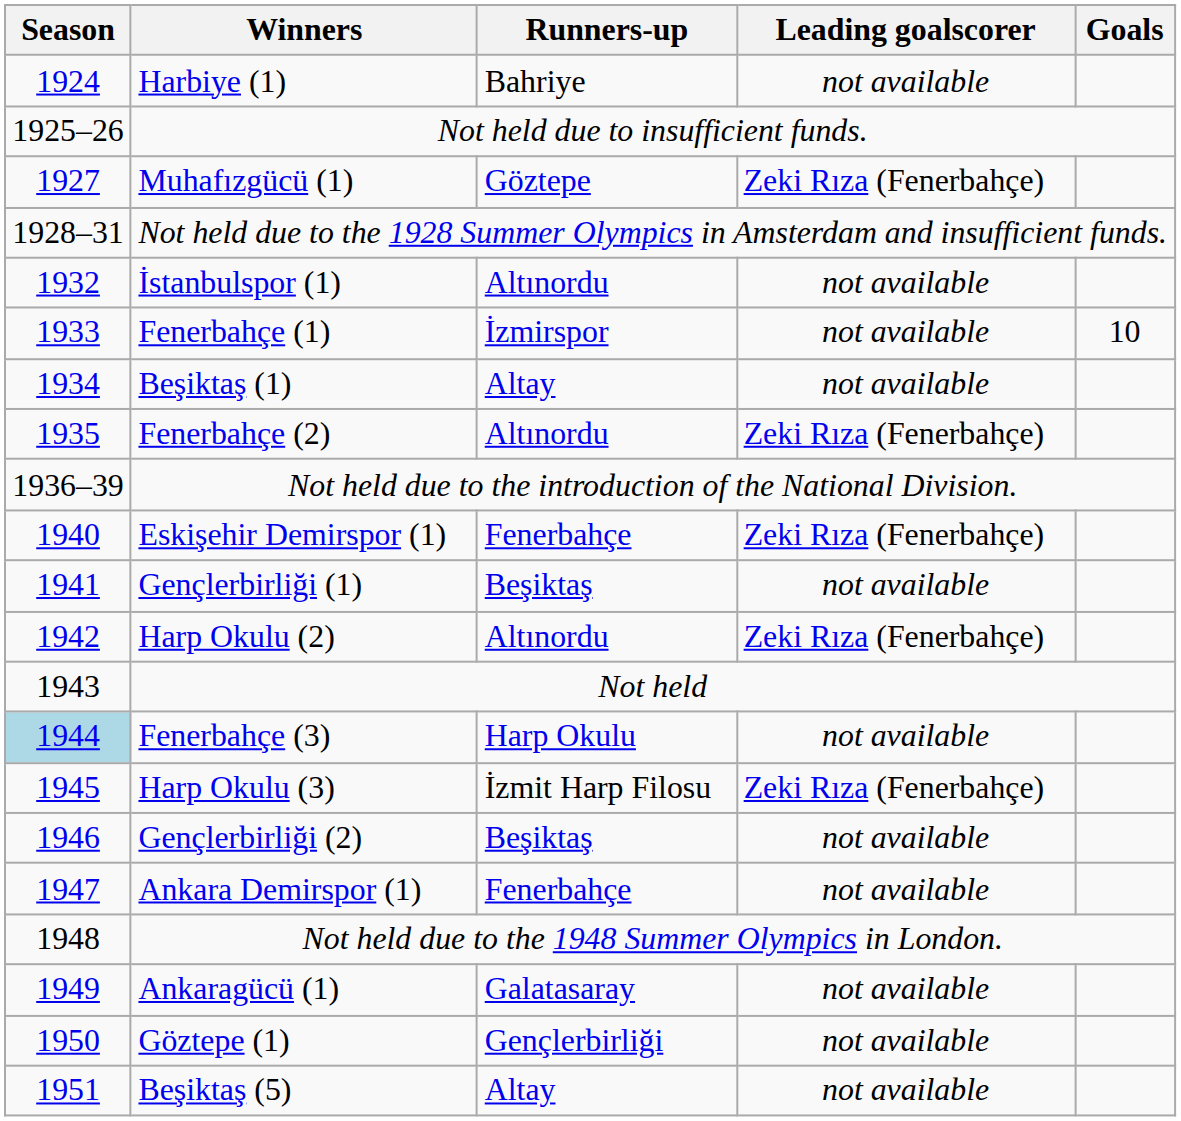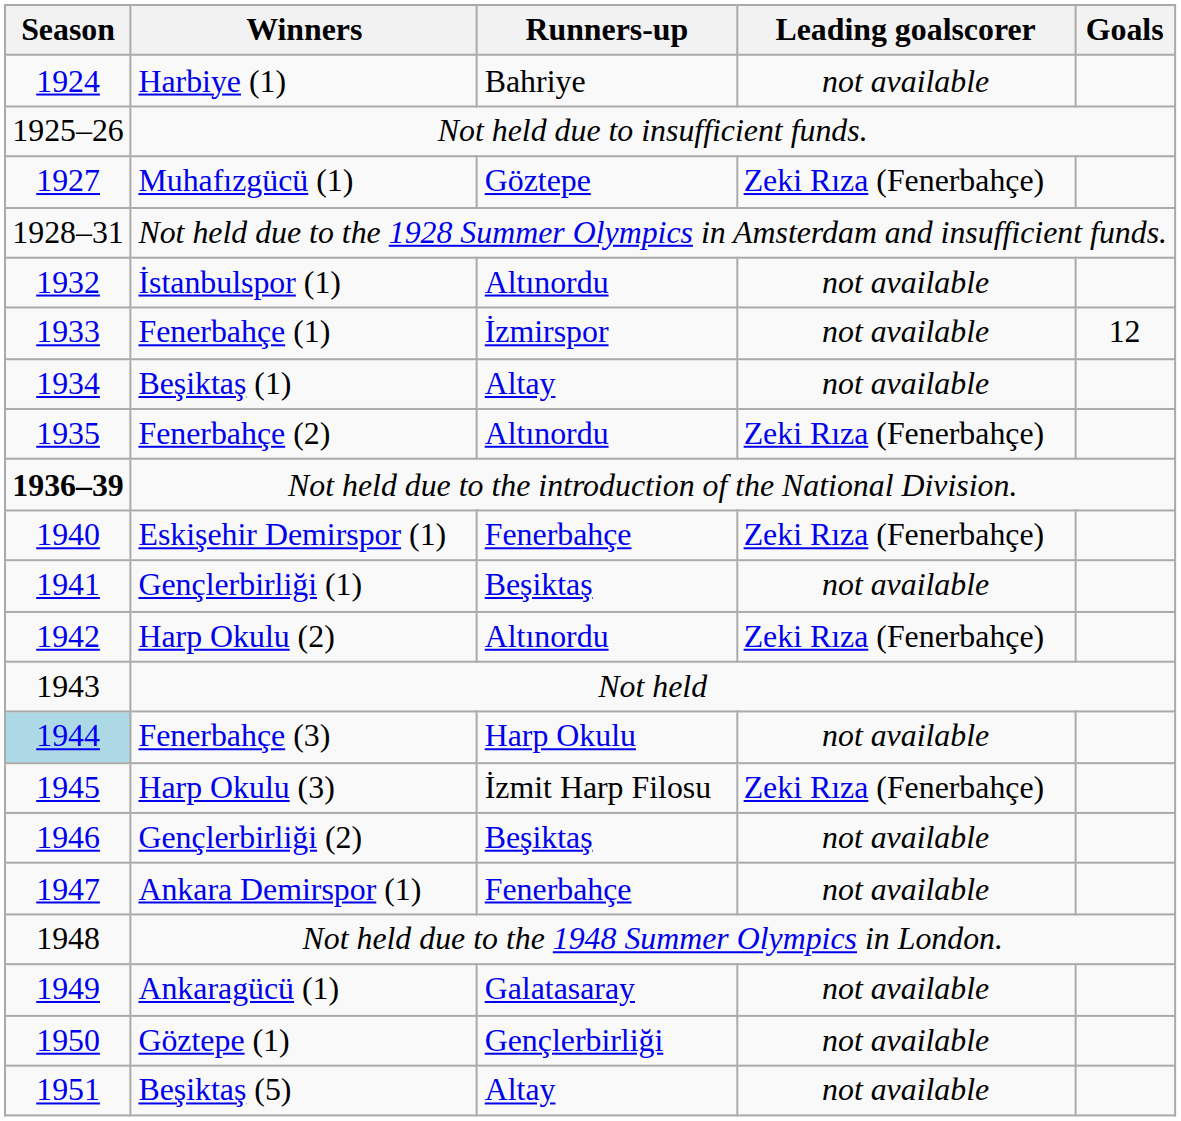(1125, 332) 10 -> (1125, 332) 12
(68, 484) normal -> (68, 484) bold
